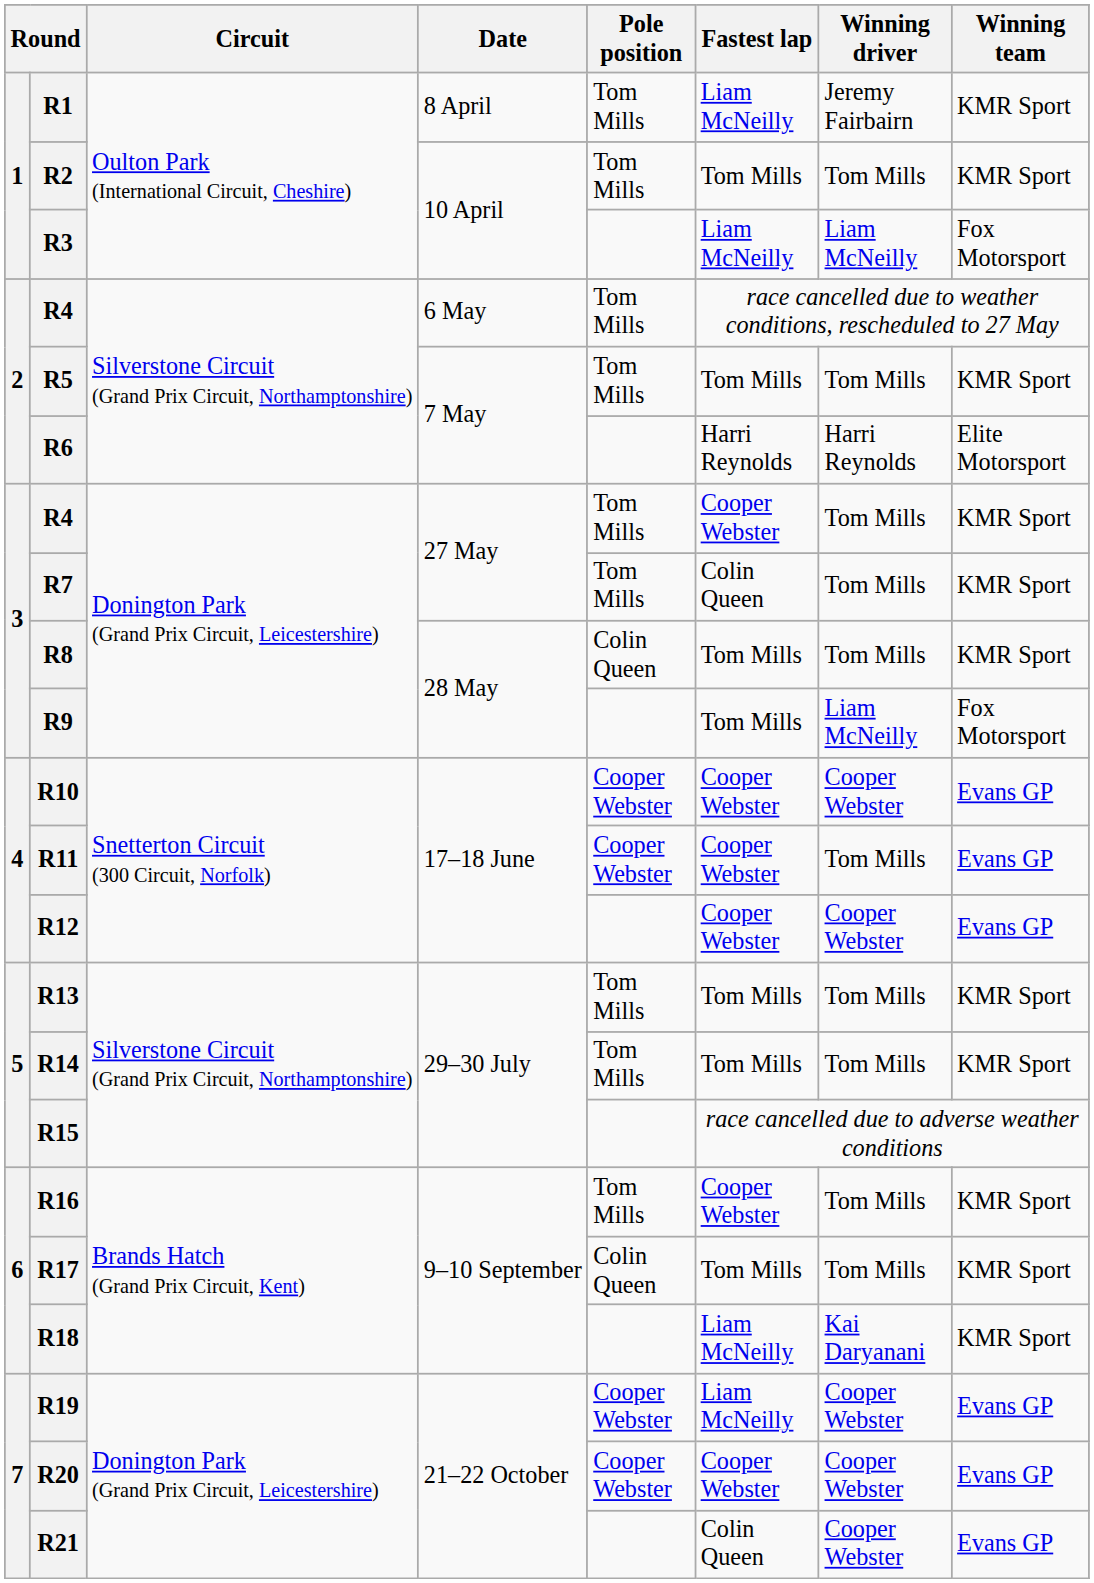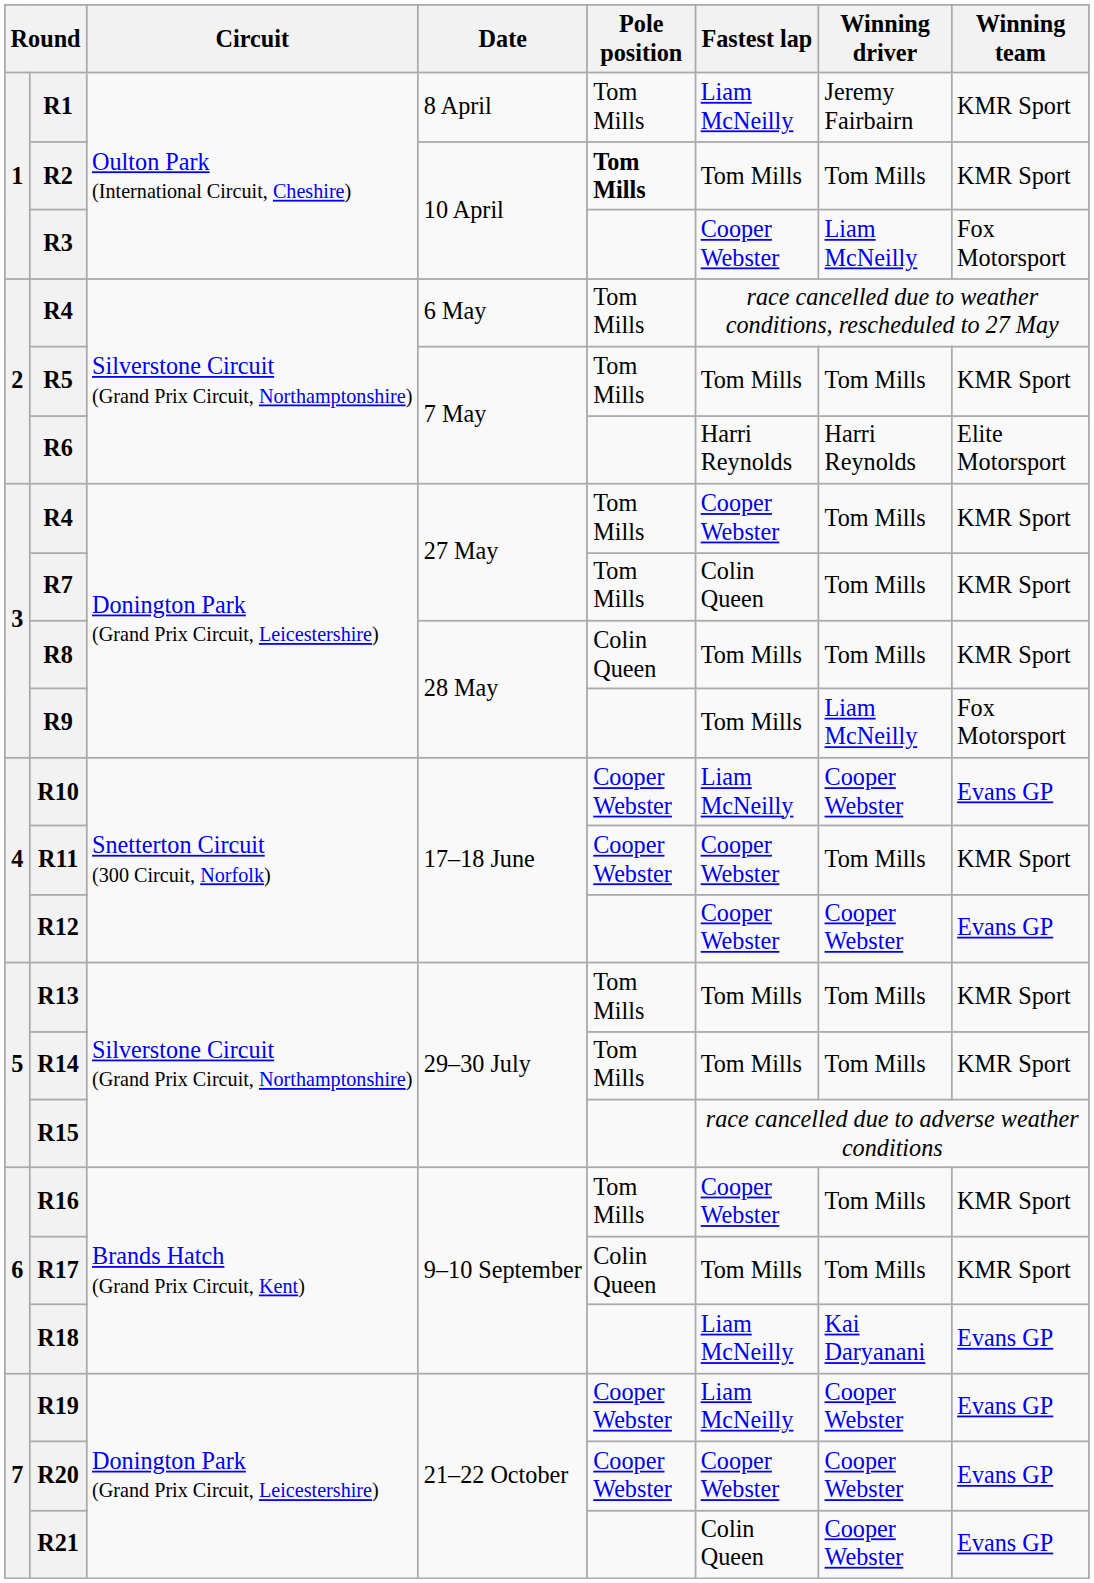(619, 175) normal -> (619, 175) bold
(747, 243) Liam McNeilly -> (740, 243) Cooper Webster
(740, 790) Cooper Webster -> (747, 790) Liam McNeilly
(1005, 859) Evans GP -> (1014, 859) KMR Sport
(1014, 1338) KMR Sport -> (1005, 1338) Evans GP
